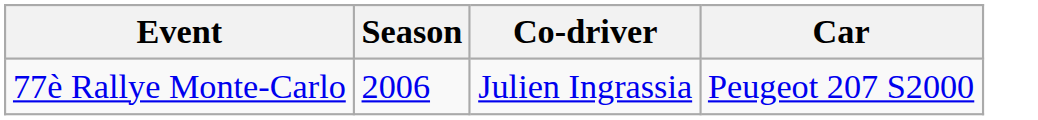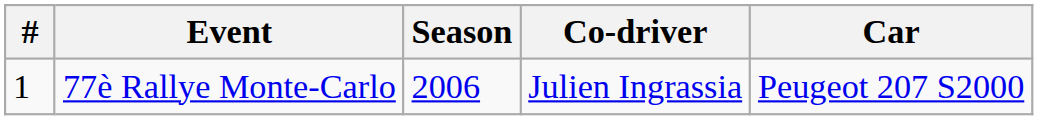+ column: (30, 31)
